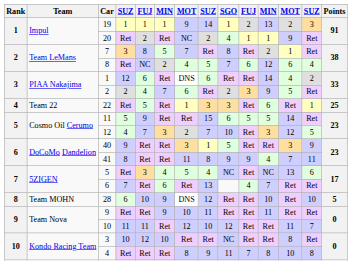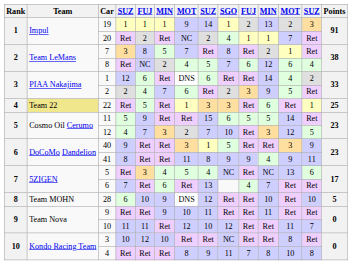(290, 37) 9 -> (290, 37) 7
(43, 105) no background -> (43, 105) khaki background
(290, 158) 7 -> (290, 158) 9
